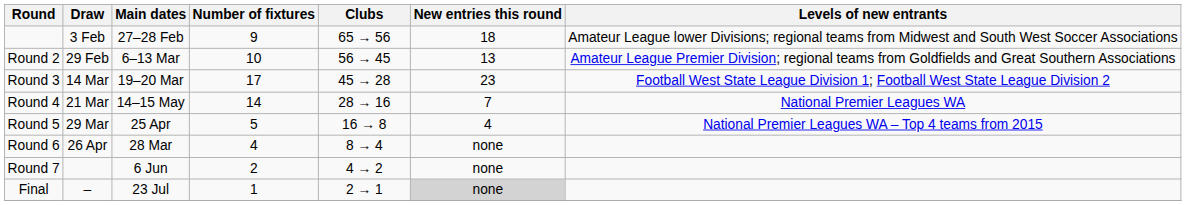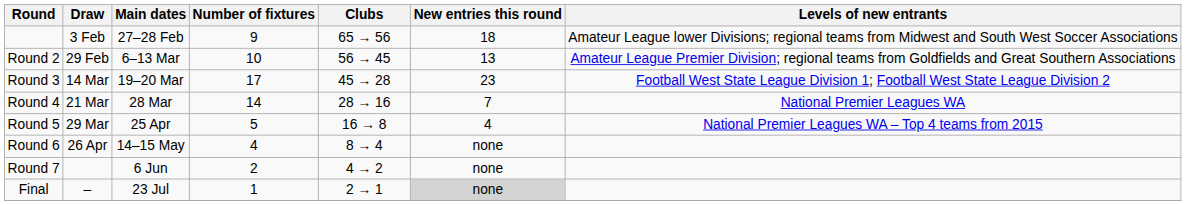(151, 102) 14–15 May -> (151, 102) 28 Mar
(151, 146) 28 Mar -> (151, 146) 14–15 May
